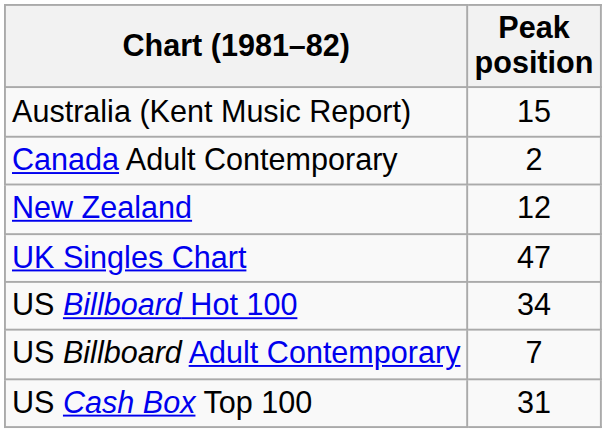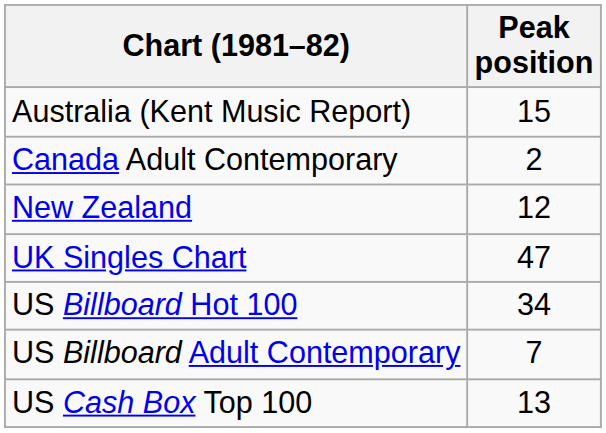(534, 402) 31 -> (534, 402) 13
